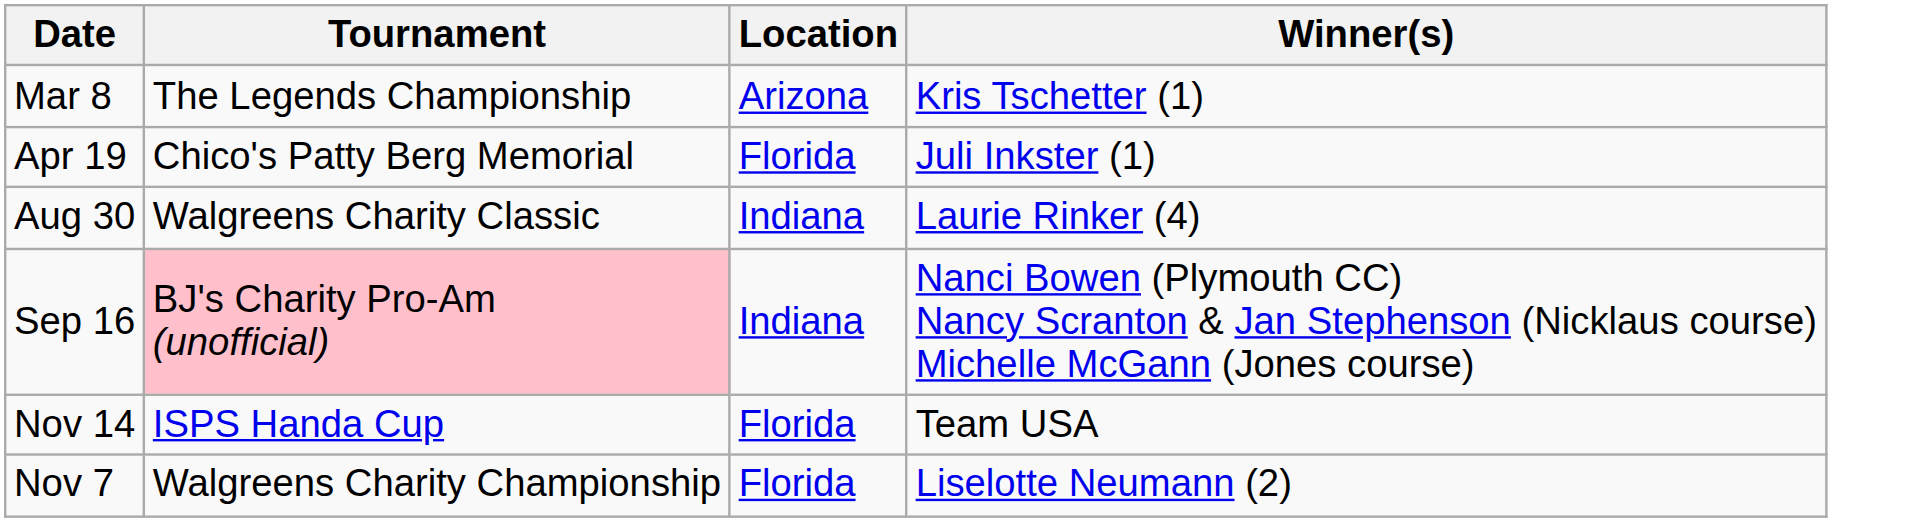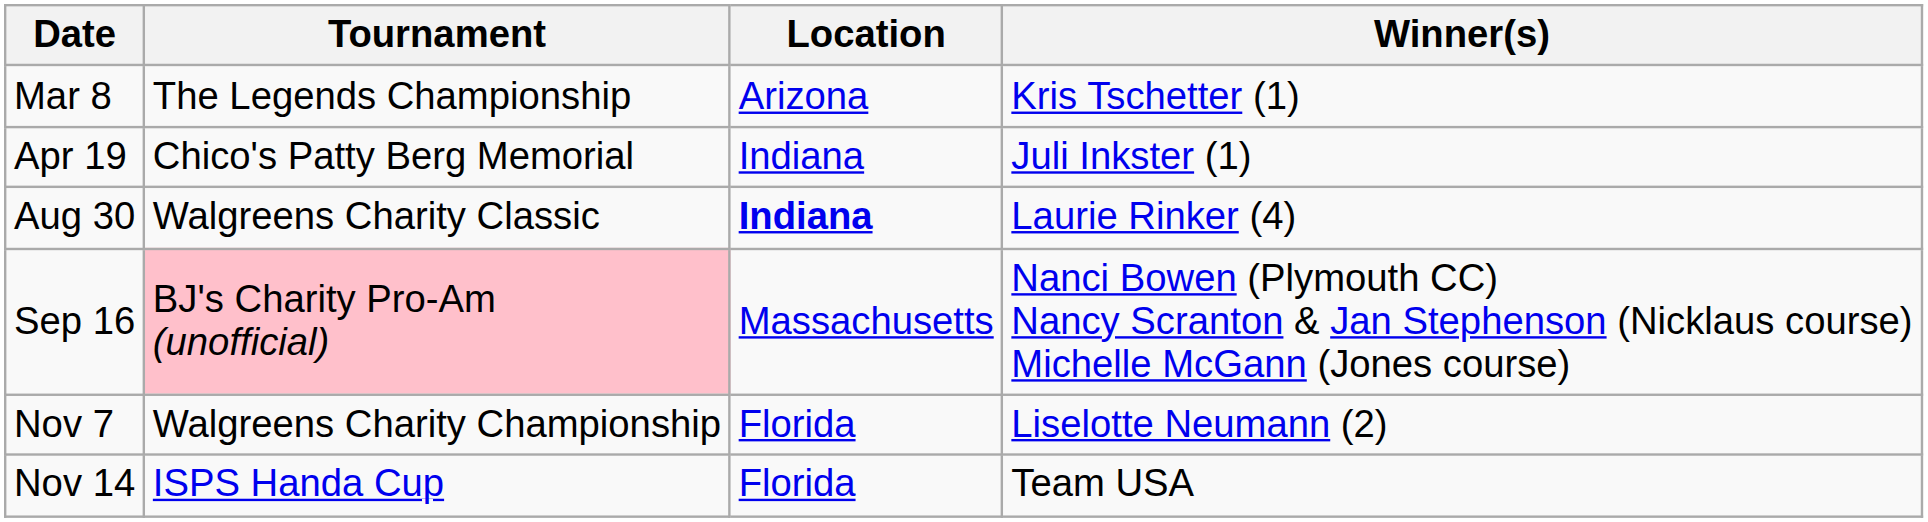(797, 156) Florida -> (801, 156) Indiana
(801, 216) normal -> (806, 216) bold
(801, 320) Indiana -> (866, 320) Massachusetts
rows swapped: (64, 484) <-> (75, 424)
